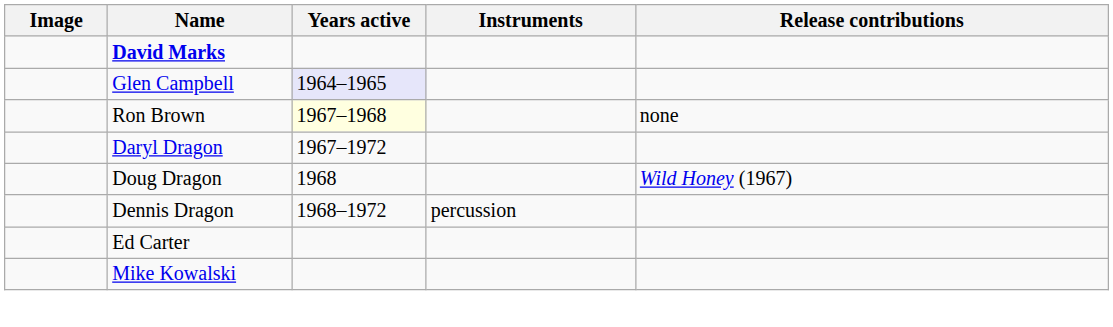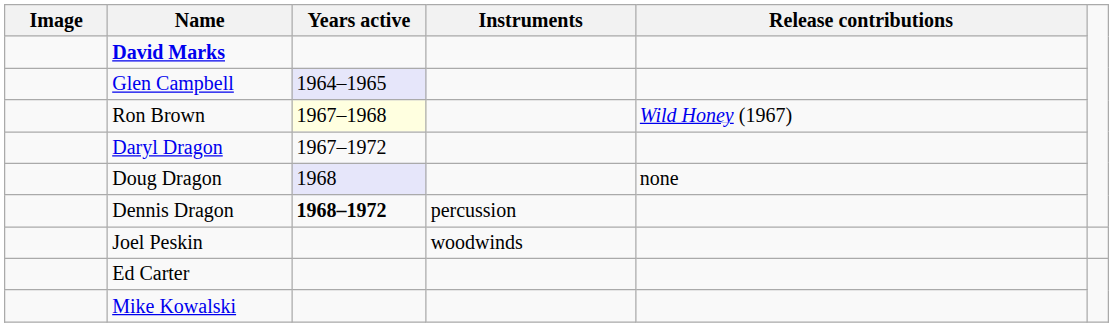(659, 115) none -> (716, 115) Wild Honey (1967)
(316, 178) no background -> (316, 178) lavender background
(716, 178) Wild Honey (1967) -> (659, 178) none
(341, 210) normal -> (341, 210) bold
+ row: (157, 242)
